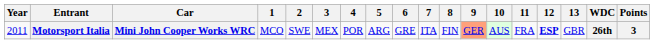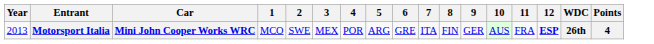- column: (574, 13)
(17, 30) 2011 -> (17, 30) 2013
(474, 30) lightsalmon background -> (474, 30) no background
(634, 30) 3 -> (607, 30) 4
